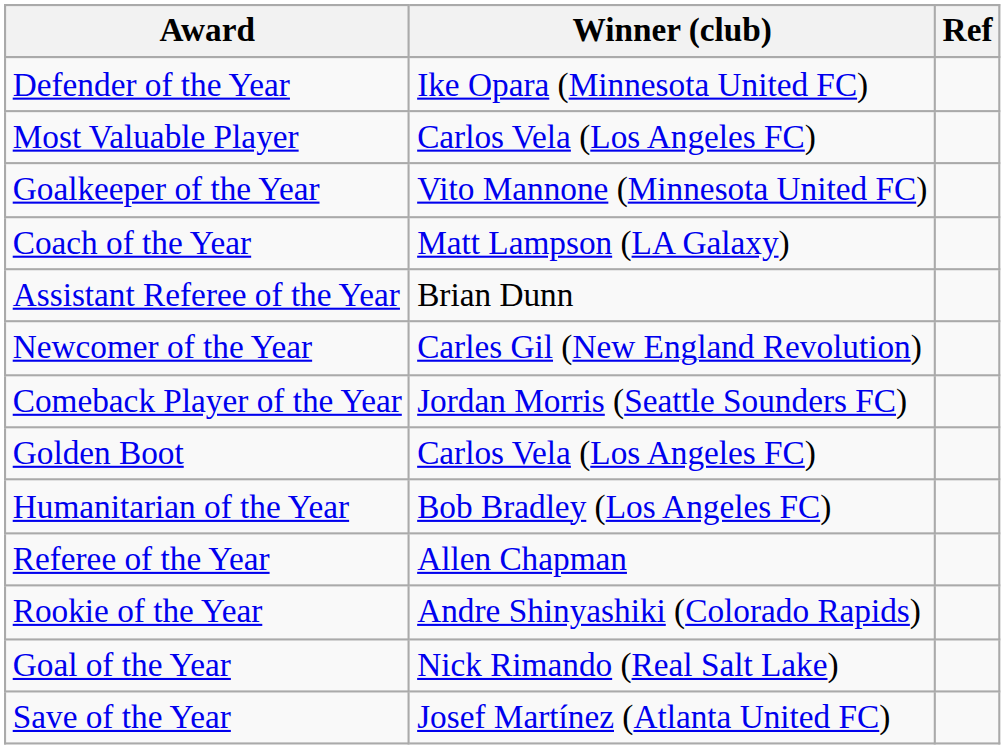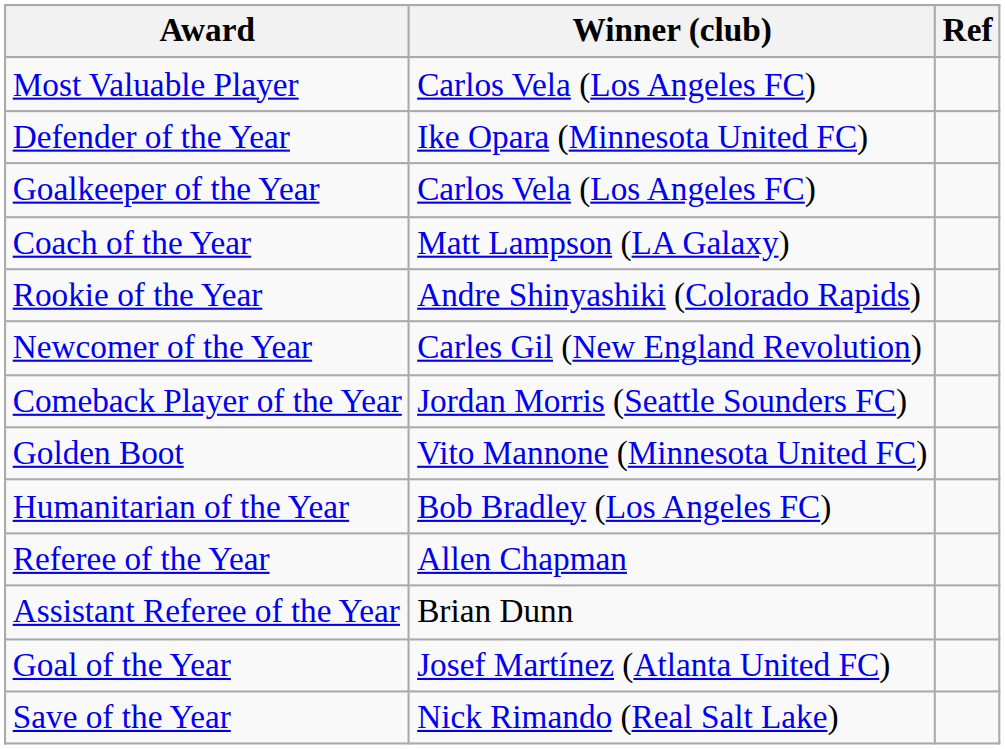rows swapped: (156, 136) <-> (151, 83)
(672, 189) Vito Mannone (Minnesota United FC) -> (617, 189) Carlos Vela (Los Angeles FC)
rows swapped: (137, 611) <-> (206, 294)
(617, 453) Carlos Vela (Los Angeles FC) -> (672, 453) Vito Mannone (Minnesota United FC)
(628, 664) Nick Rimando (Real Salt Lake) -> (654, 664) Josef Martínez (Atlanta United FC)
(654, 717) Josef Martínez (Atlanta United FC) -> (628, 717) Nick Rimando (Real Salt Lake)
